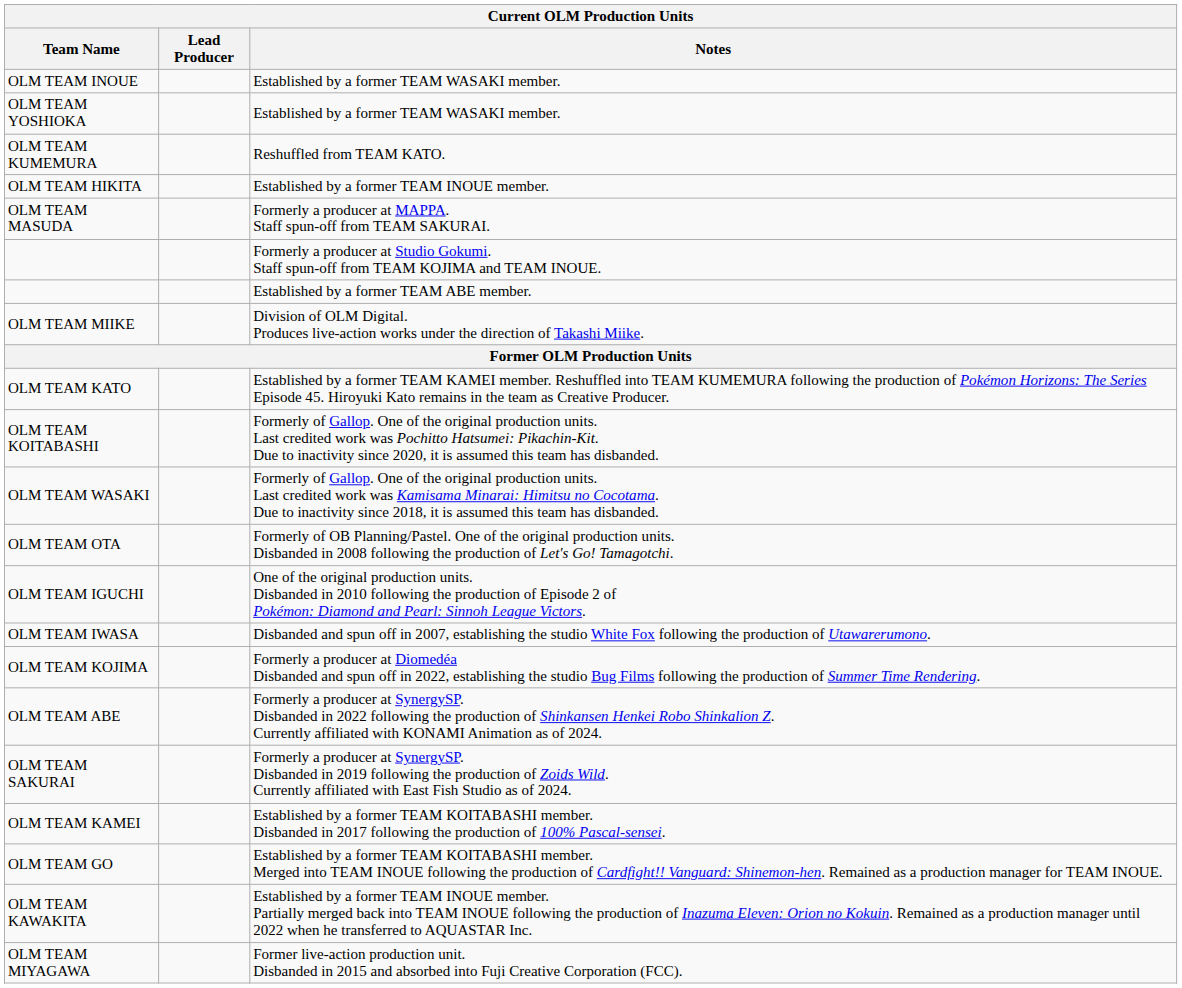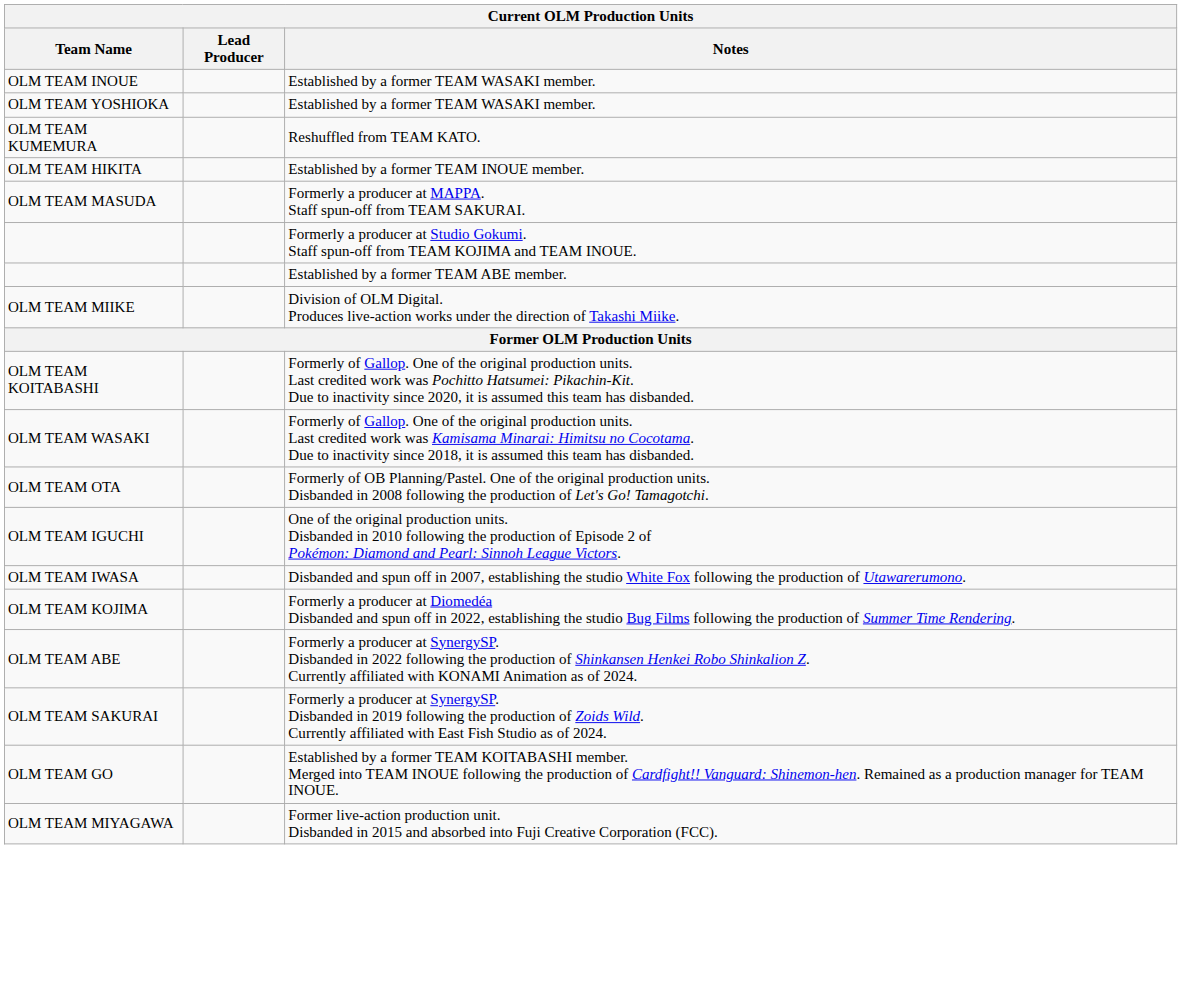- row: (69, 388)
- row: (74, 823)
- row: (48, 913)
